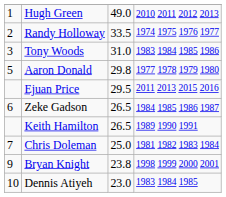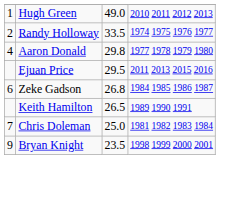- row: (54, 51)
(10, 70) 5 -> (10, 51) 4
(121, 107) 26.5 -> (115, 88) 26.8
(121, 164) 23.8 -> (115, 145) 23.5
- row: (58, 182)
